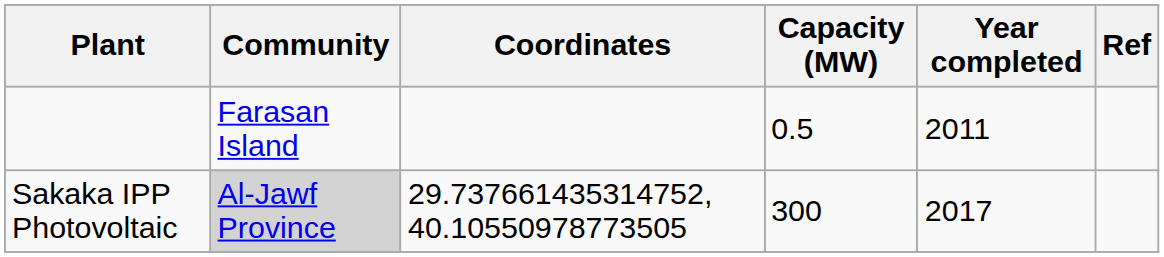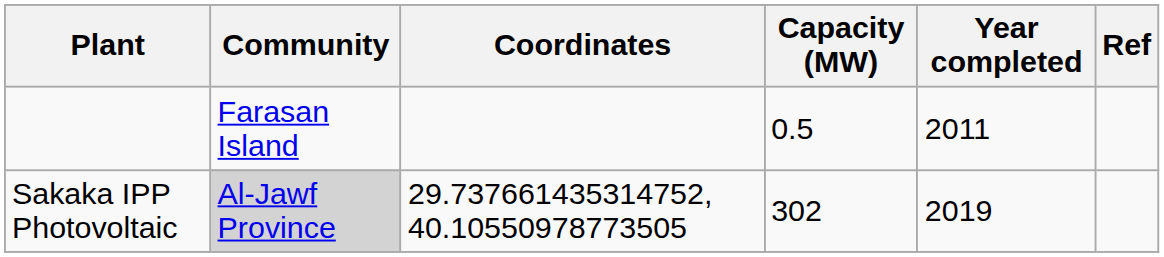(797, 210) 300 -> (797, 210) 302
(959, 210) 2017 -> (959, 210) 2019
